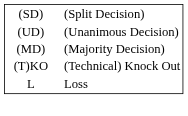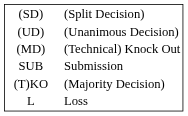(114, 49) (Majority Decision) -> (122, 49) (Technical) Knock Out
+ row: (31, 66)
(122, 66) (Technical) Knock Out -> (114, 83) (Majority Decision)
